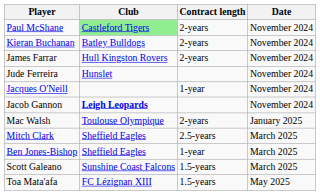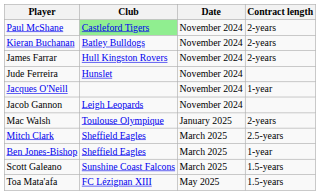columns swapped: (213, 12) <-> (282, 12)
(115, 105) bold -> (113, 105) normal
